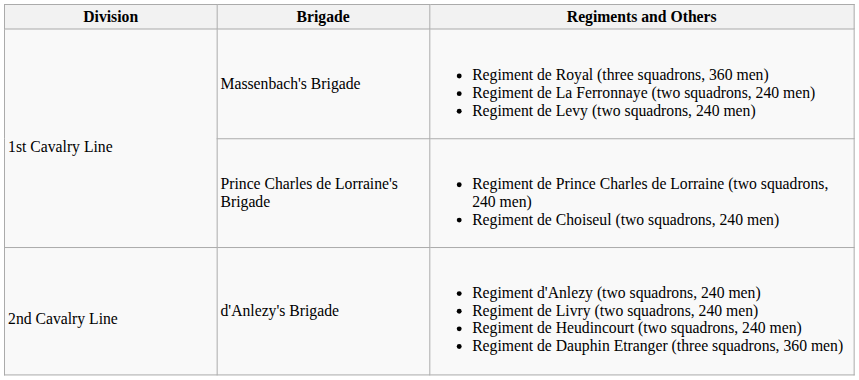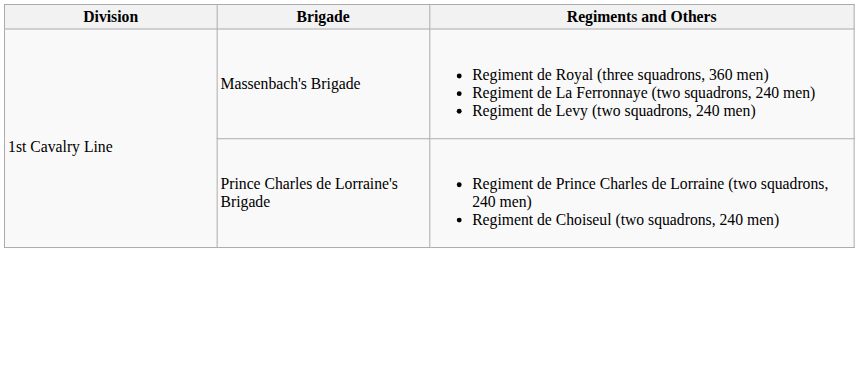- row: (280, 311)
